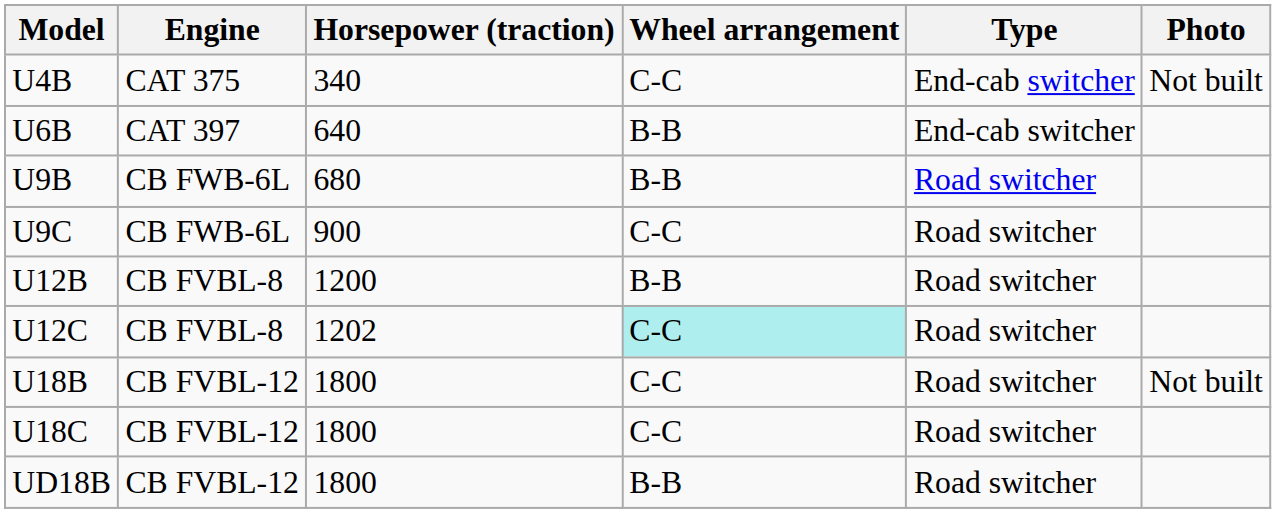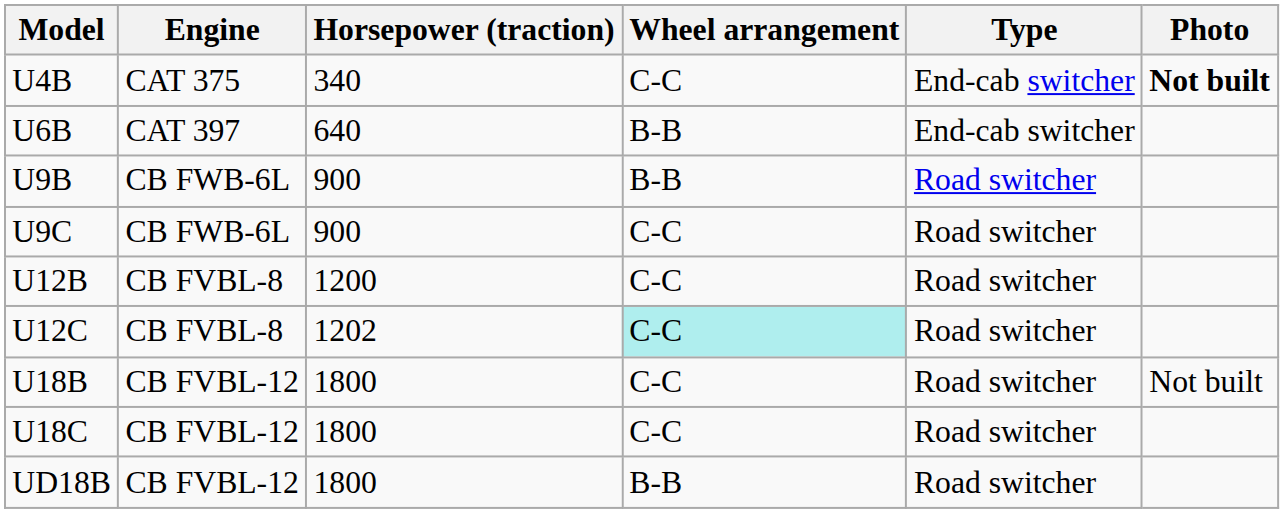(1206, 79) normal -> (1210, 79) bold
(337, 180) 680 -> (337, 180) 900
(656, 280) B-B -> (656, 280) C-C
